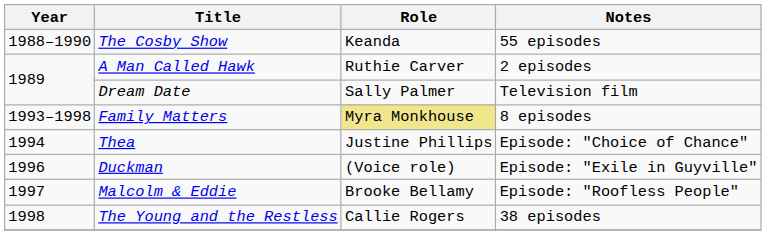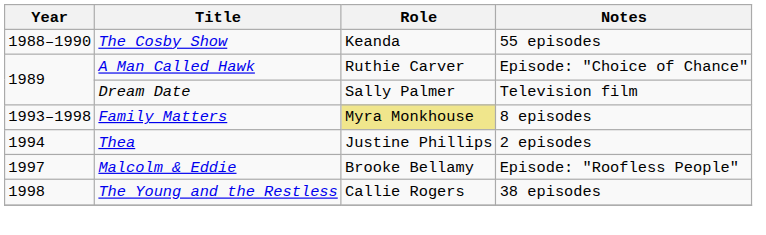(546, 67) 2 episodes -> (624, 67) Episode: "Choice of Chance"
(624, 142) Episode: "Choice of Chance" -> (546, 142) 2 episodes
- row: (131, 167)
